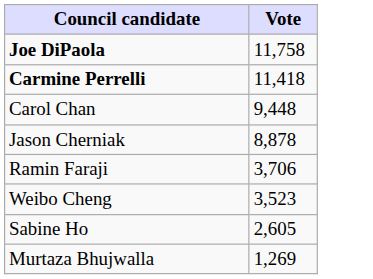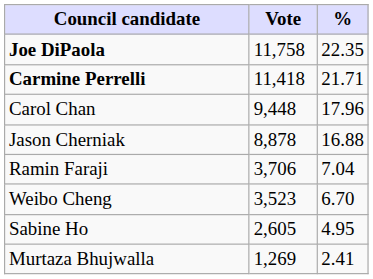+ column: (343, 19)
